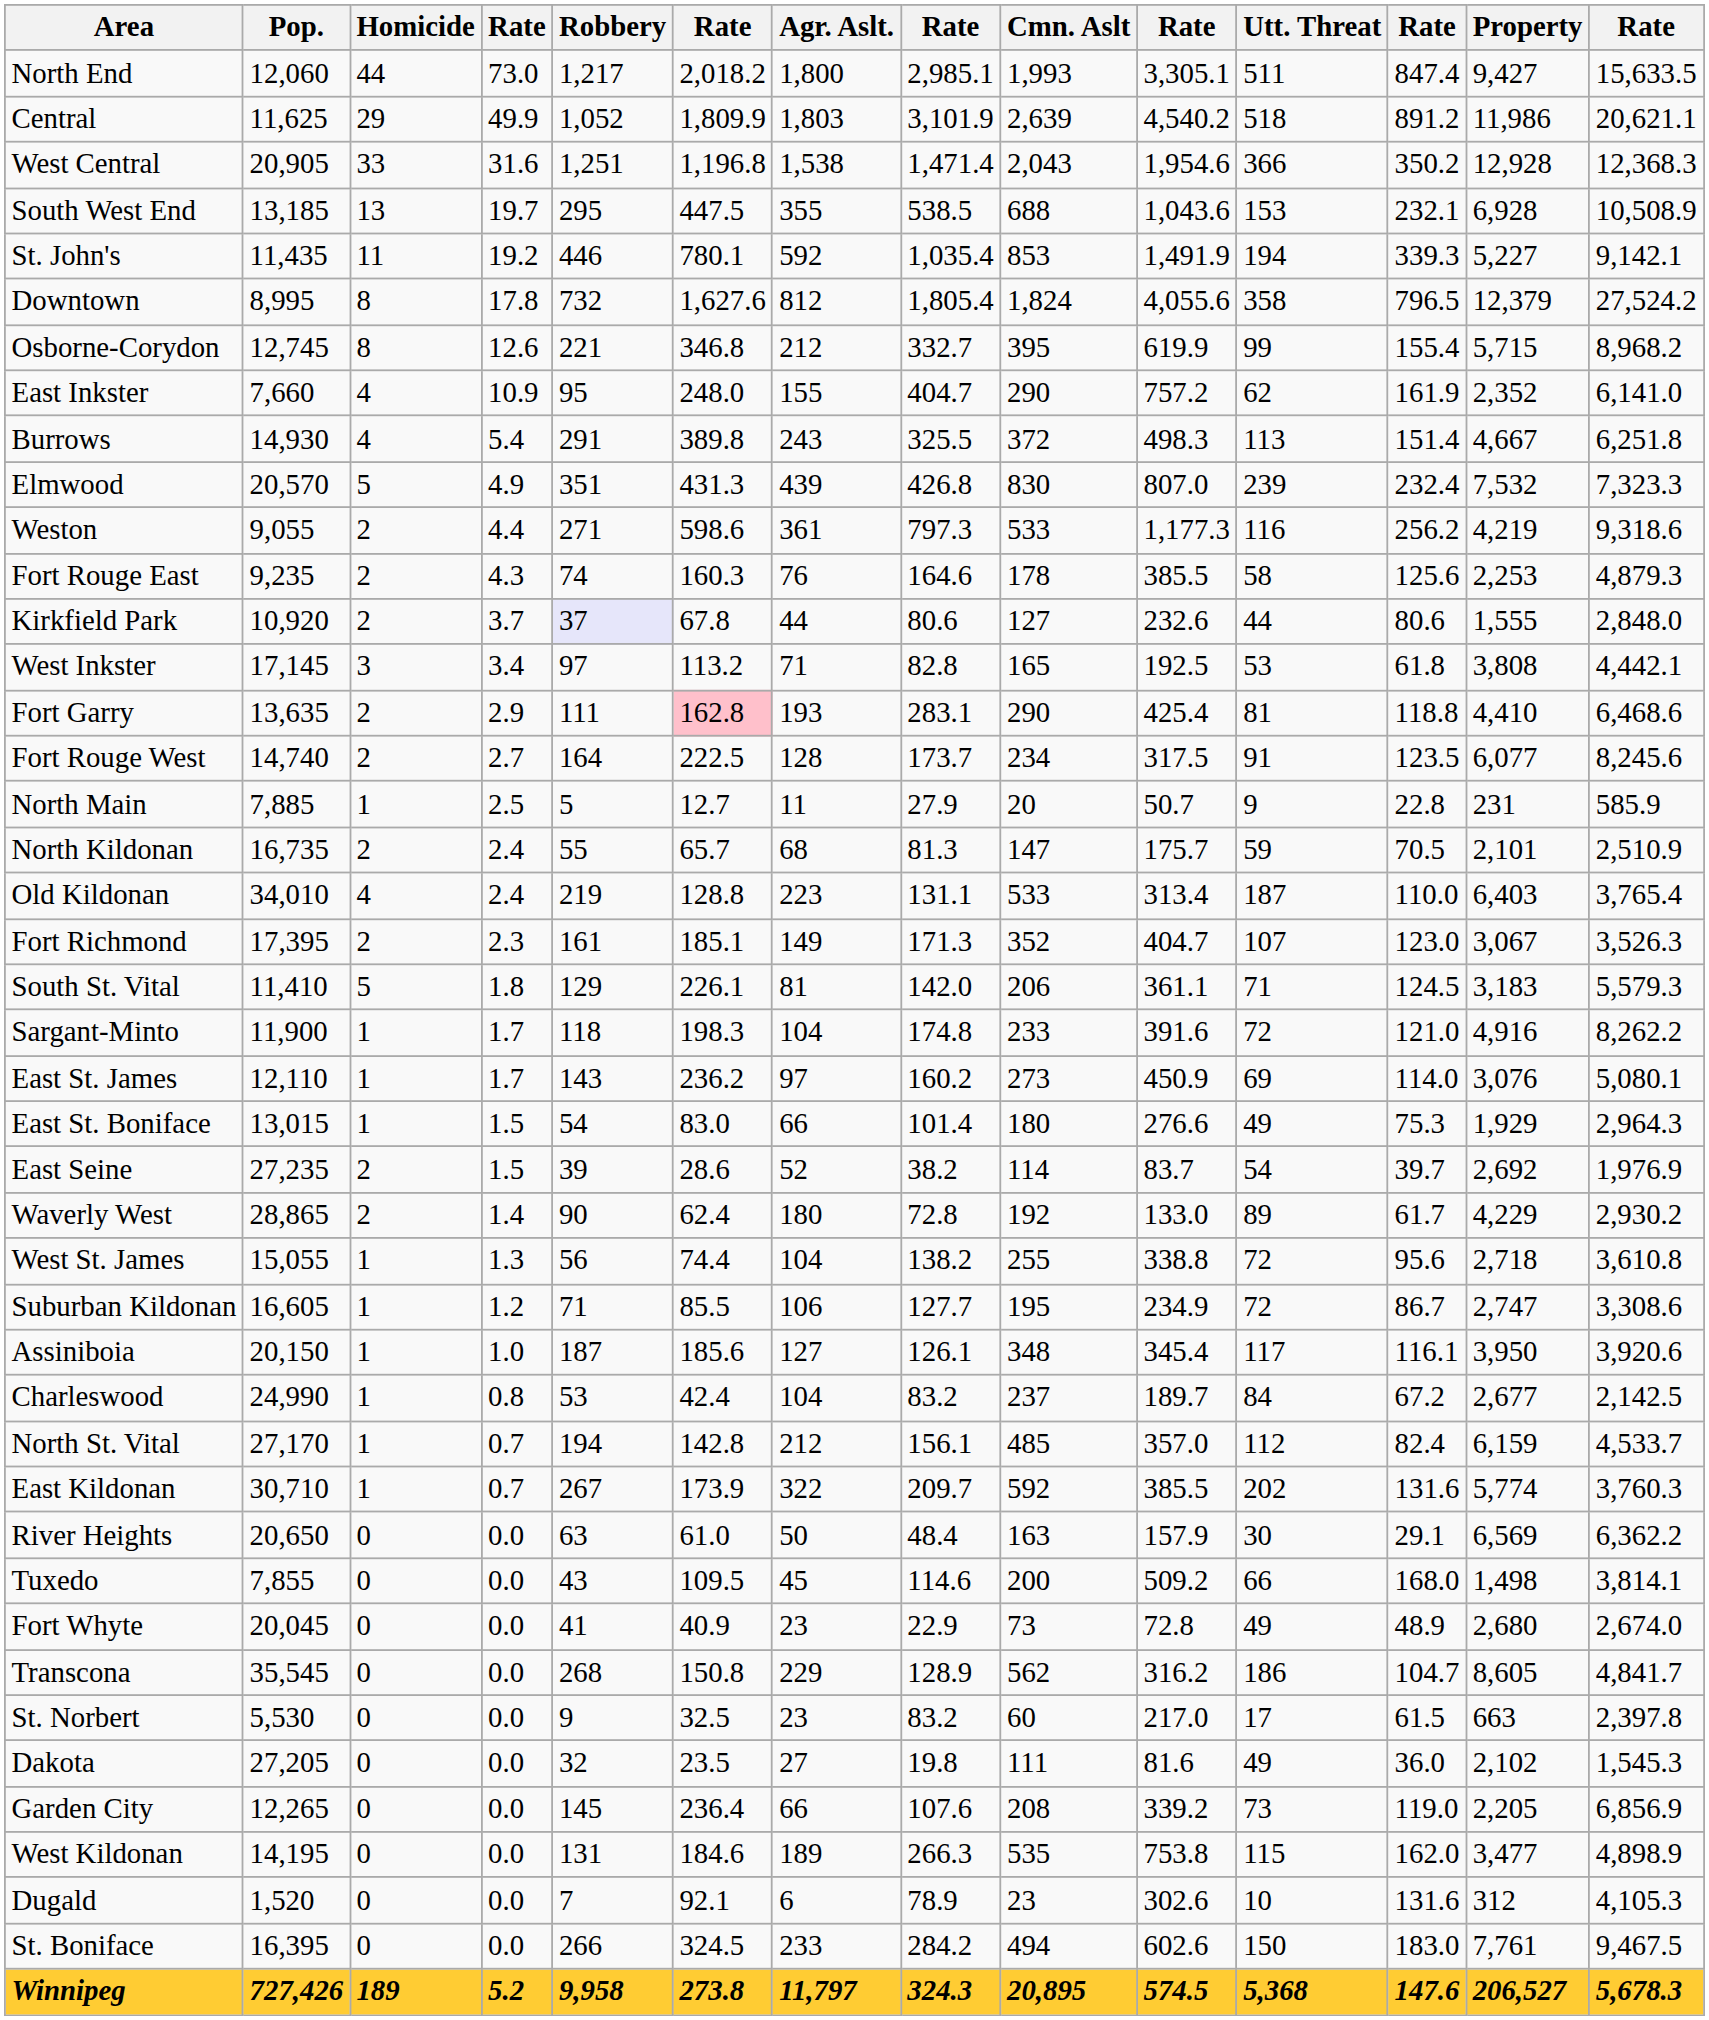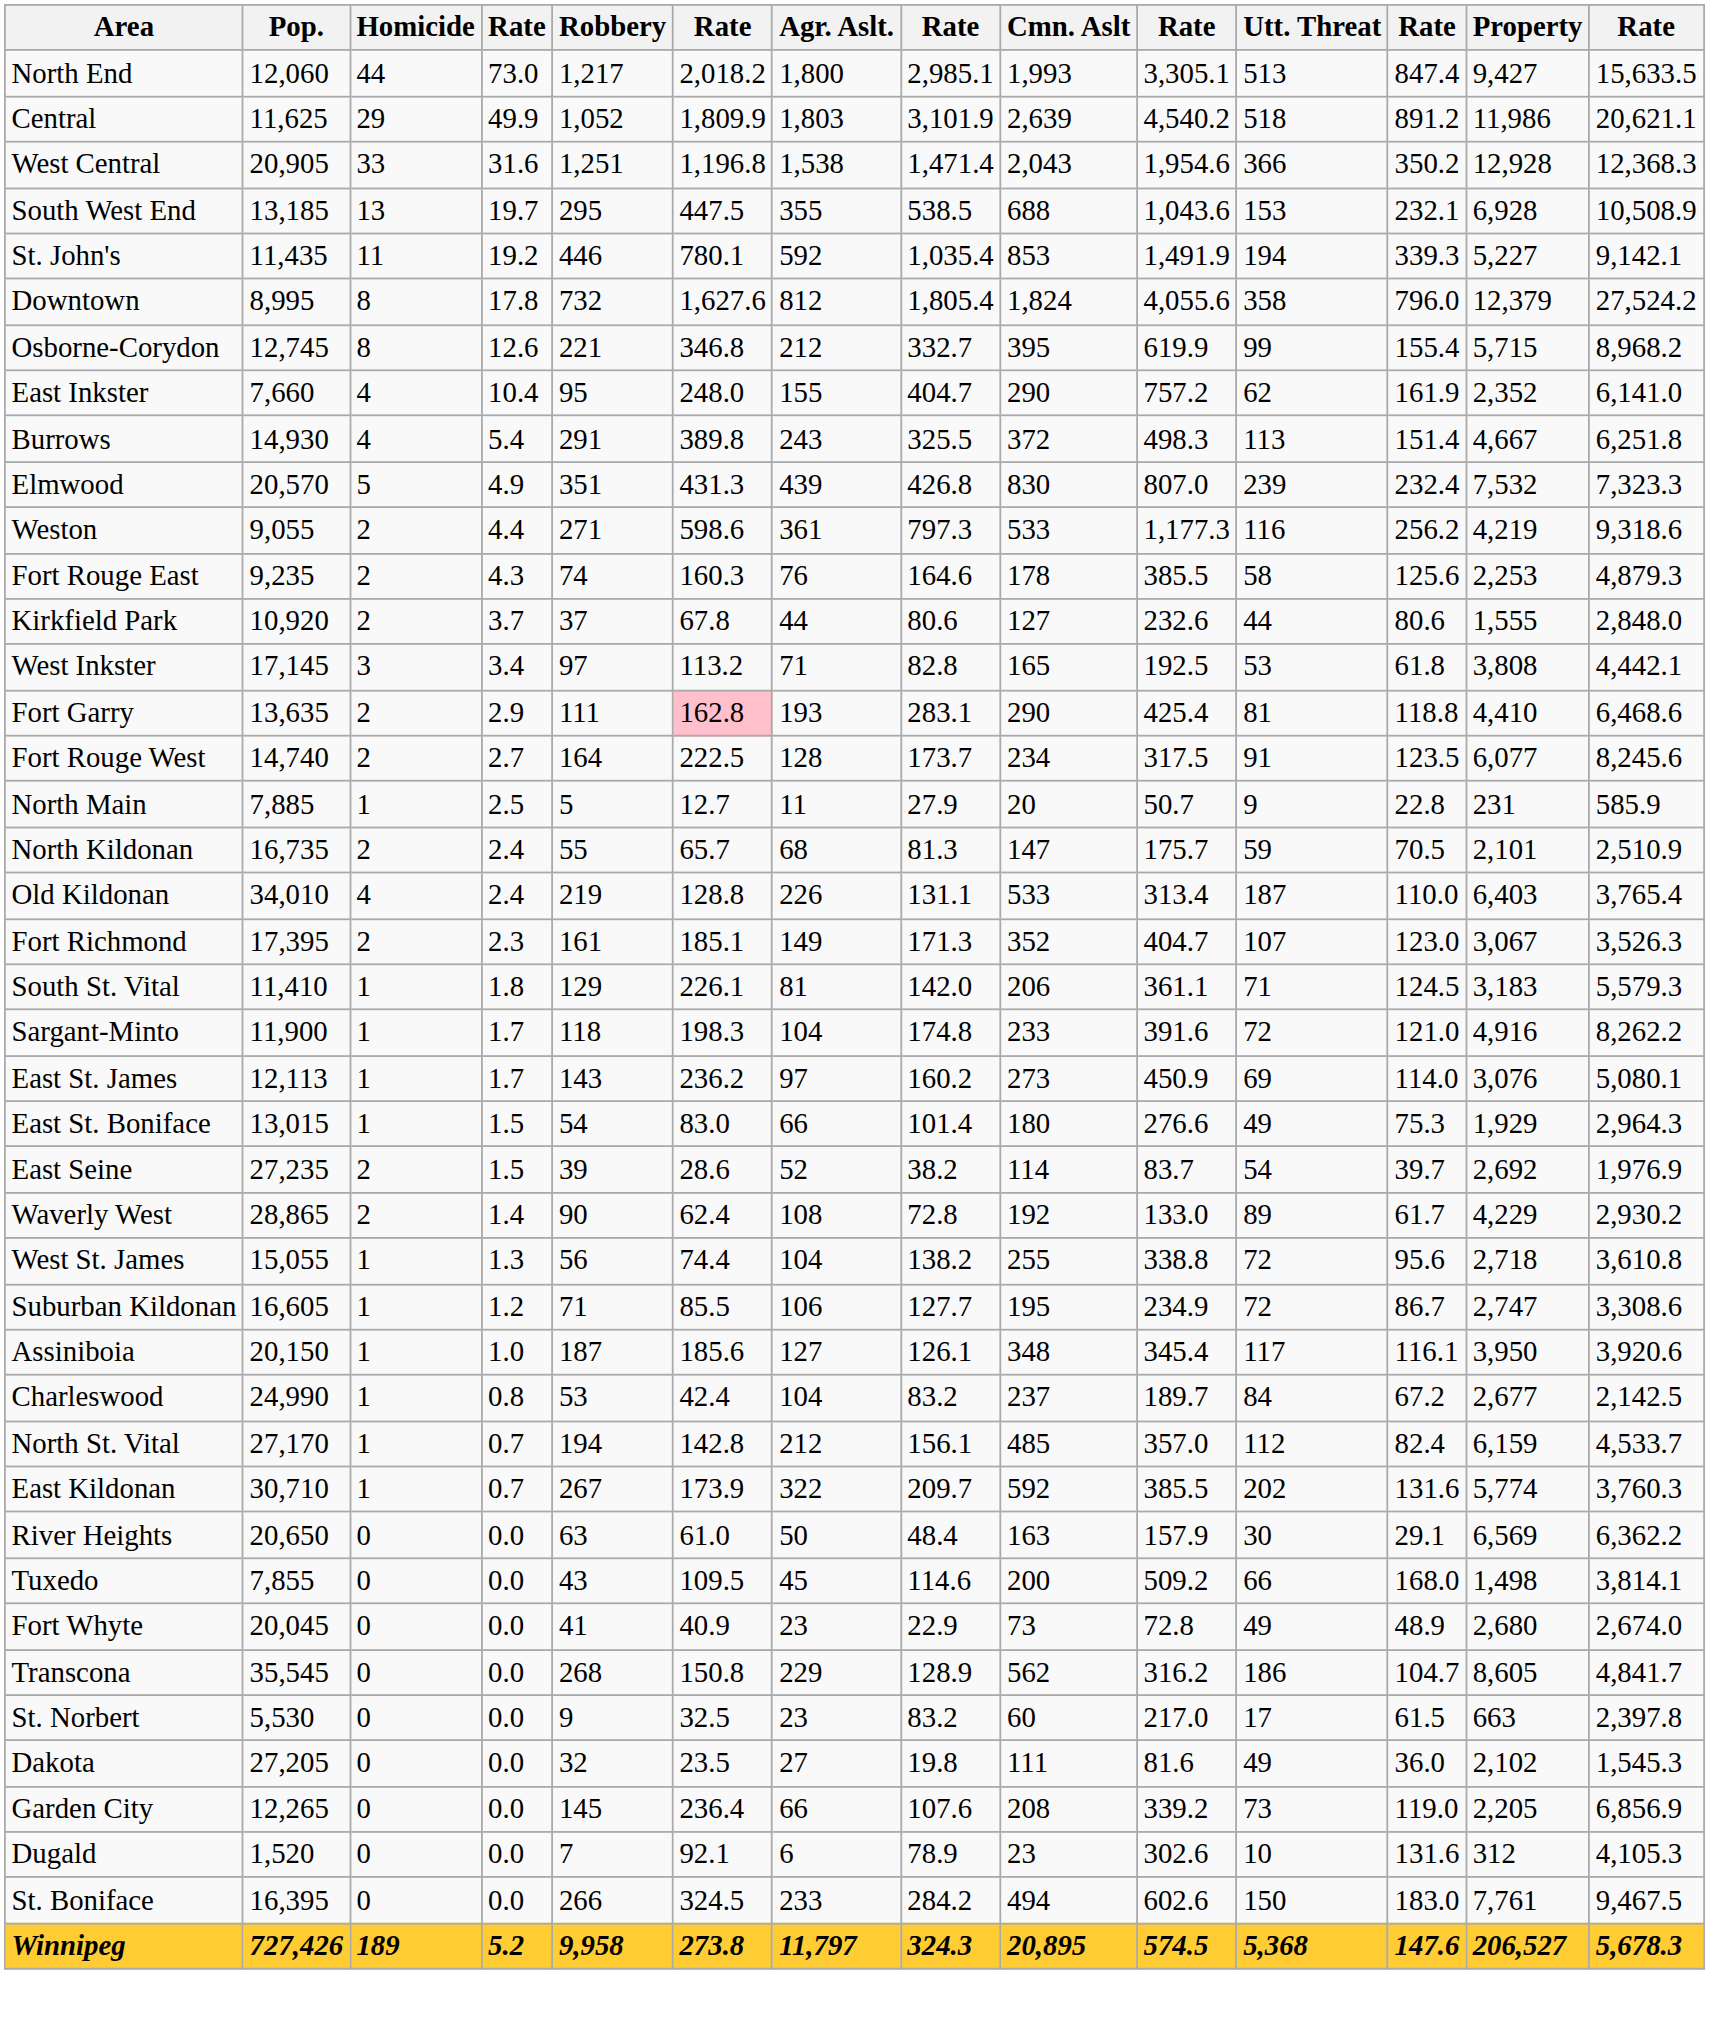(1264, 73) 511 -> (1265, 73) 513
(1427, 301) 796.5 -> (1427, 301) 796.0
(513, 392) 10.9 -> (513, 392) 10.4
(573, 621) lavender background -> (573, 621) no background
(801, 895) 223 -> (801, 895) 226
(364, 986) 5 -> (364, 986) 1
(289, 1077) 12,110 -> (289, 1077) 12,113
(801, 1214) 180 -> (801, 1214) 108
- row: (97, 1854)
